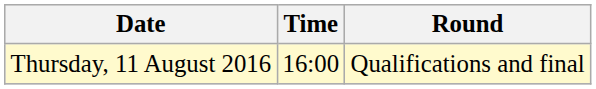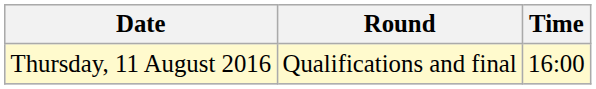columns swapped: (311, 24) <-> (468, 24)
